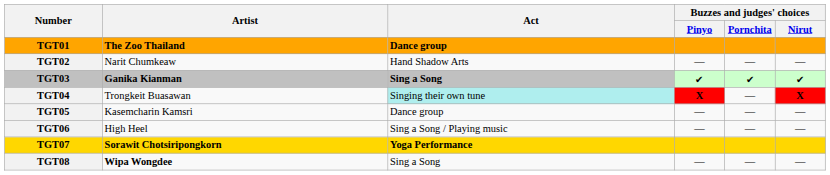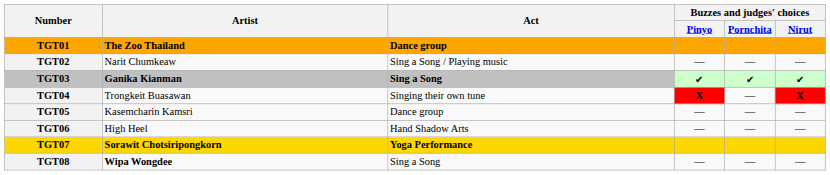(429, 62) Hand Shadow Arts -> (449, 62) Sing a Song / Playing music
(438, 95) paleturquoise background -> (438, 95) no background
(449, 128) Sing a Song / Playing music -> (429, 128) Hand Shadow Arts
